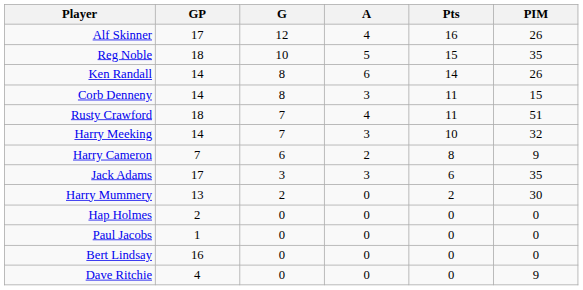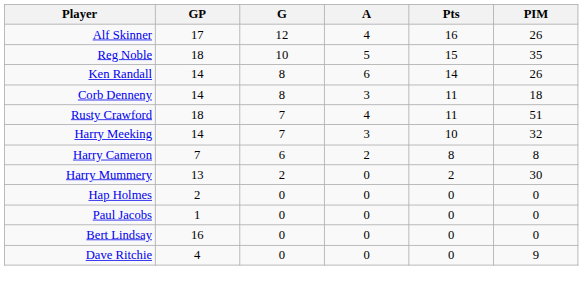(536, 94) 15 -> (536, 94) 18
(536, 154) 9 -> (536, 154) 8
- row: (122, 174)
